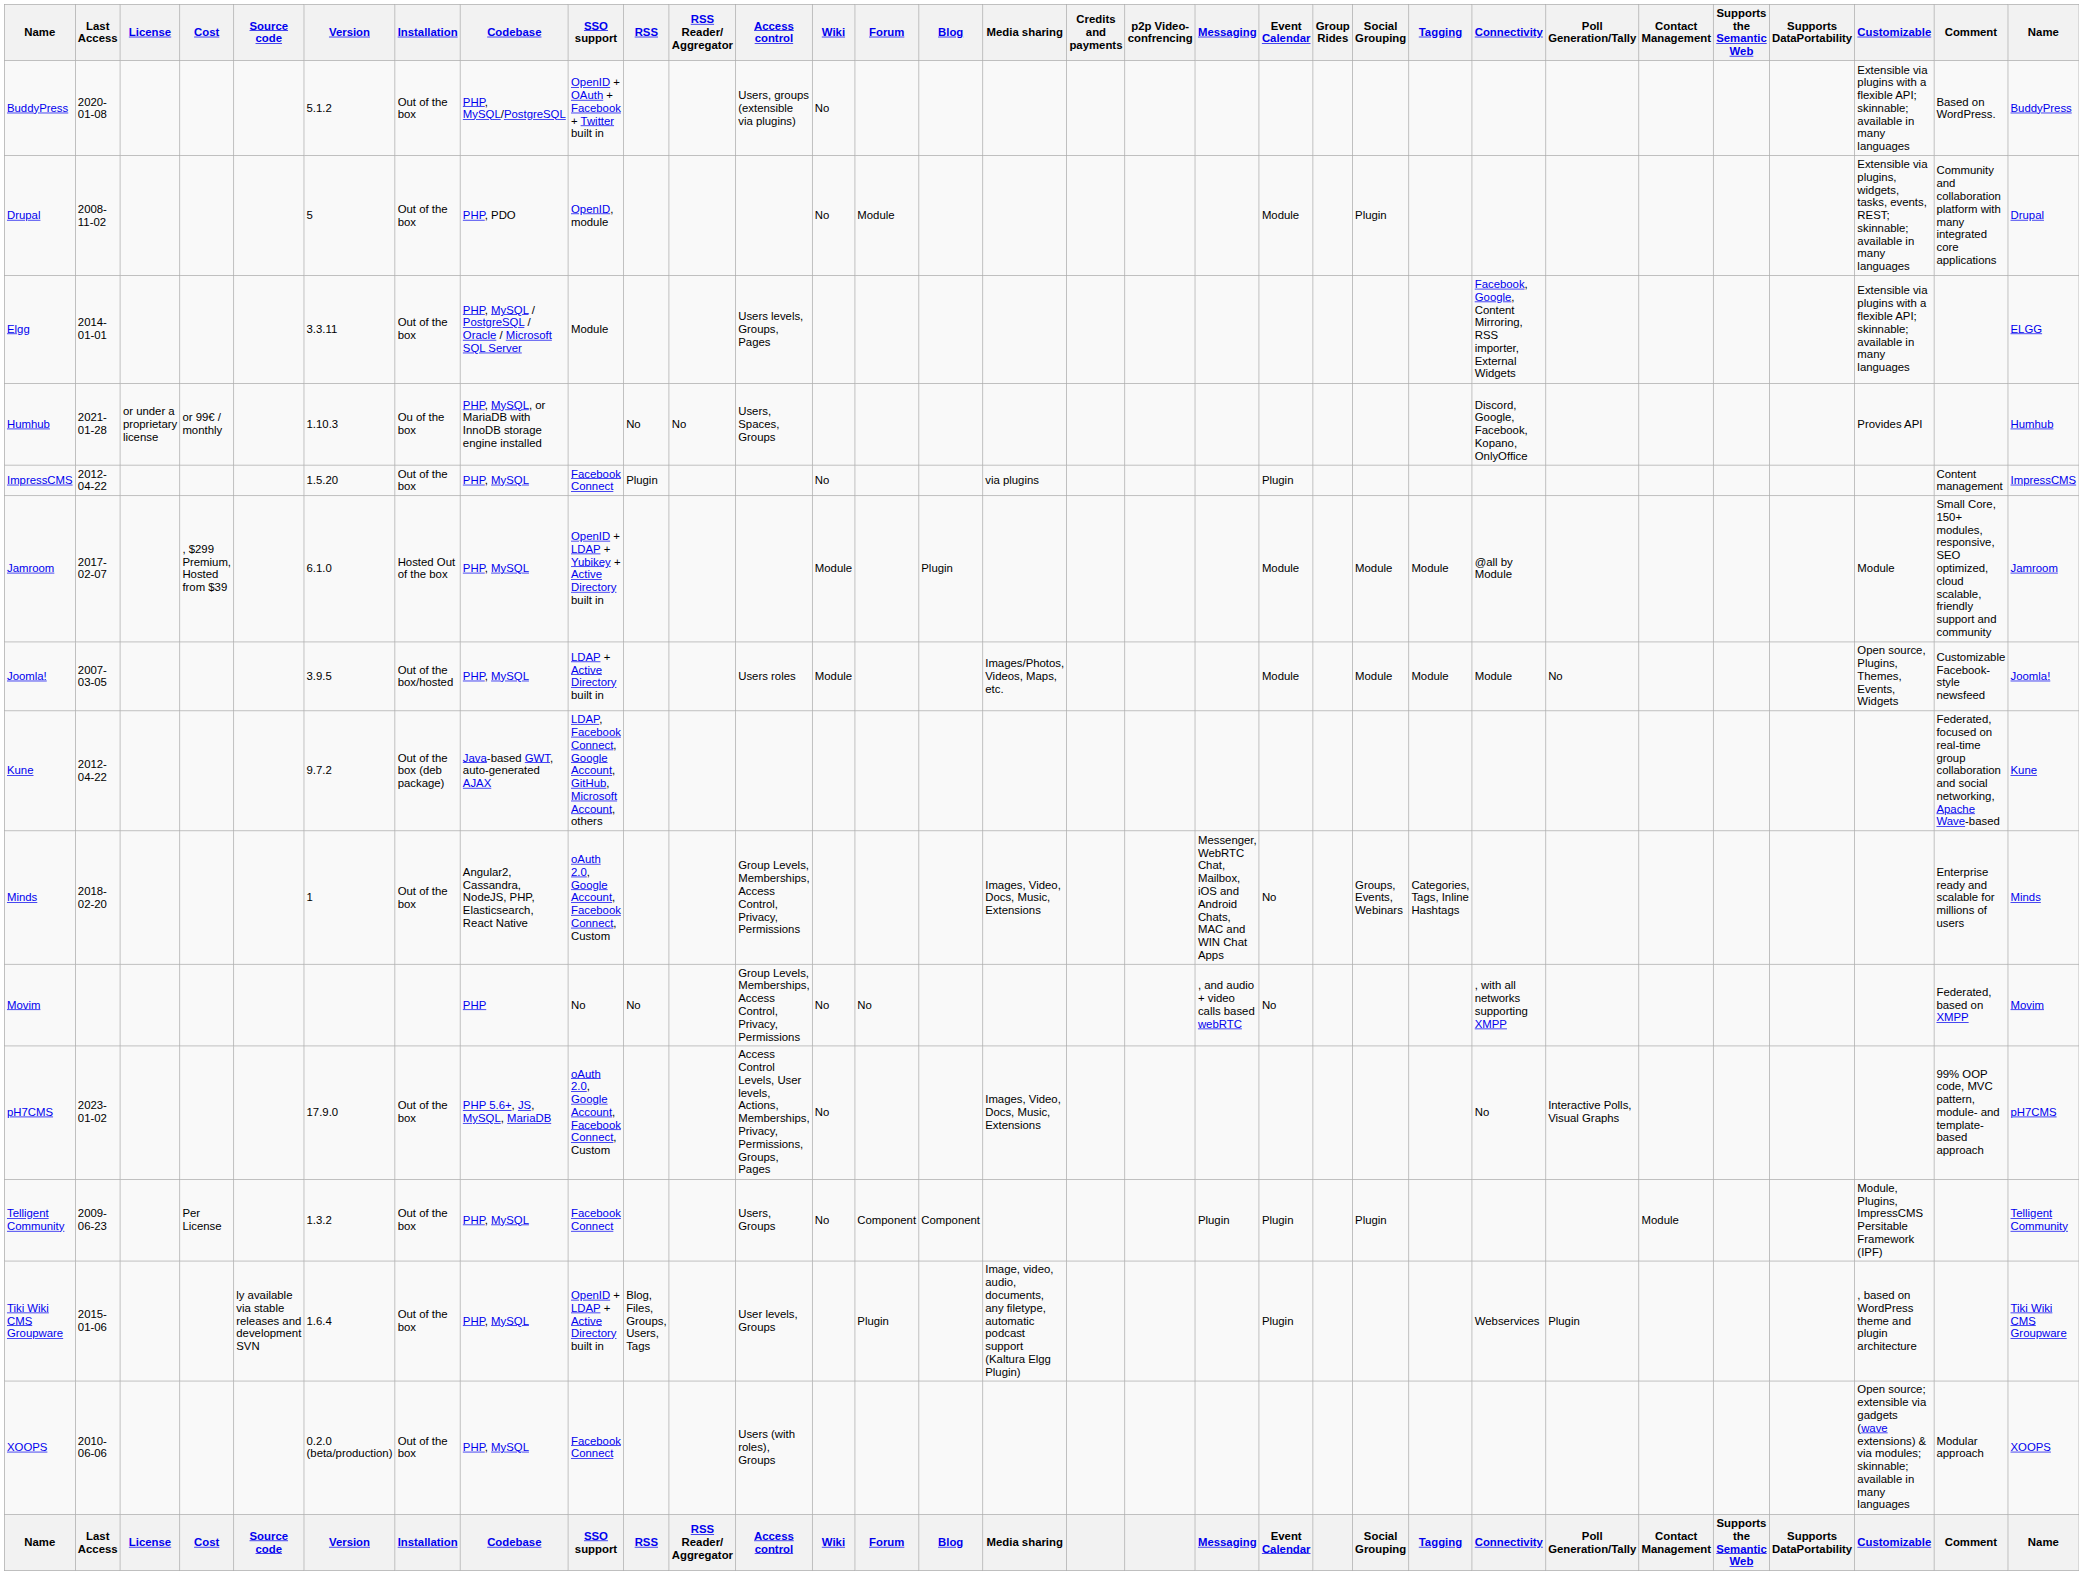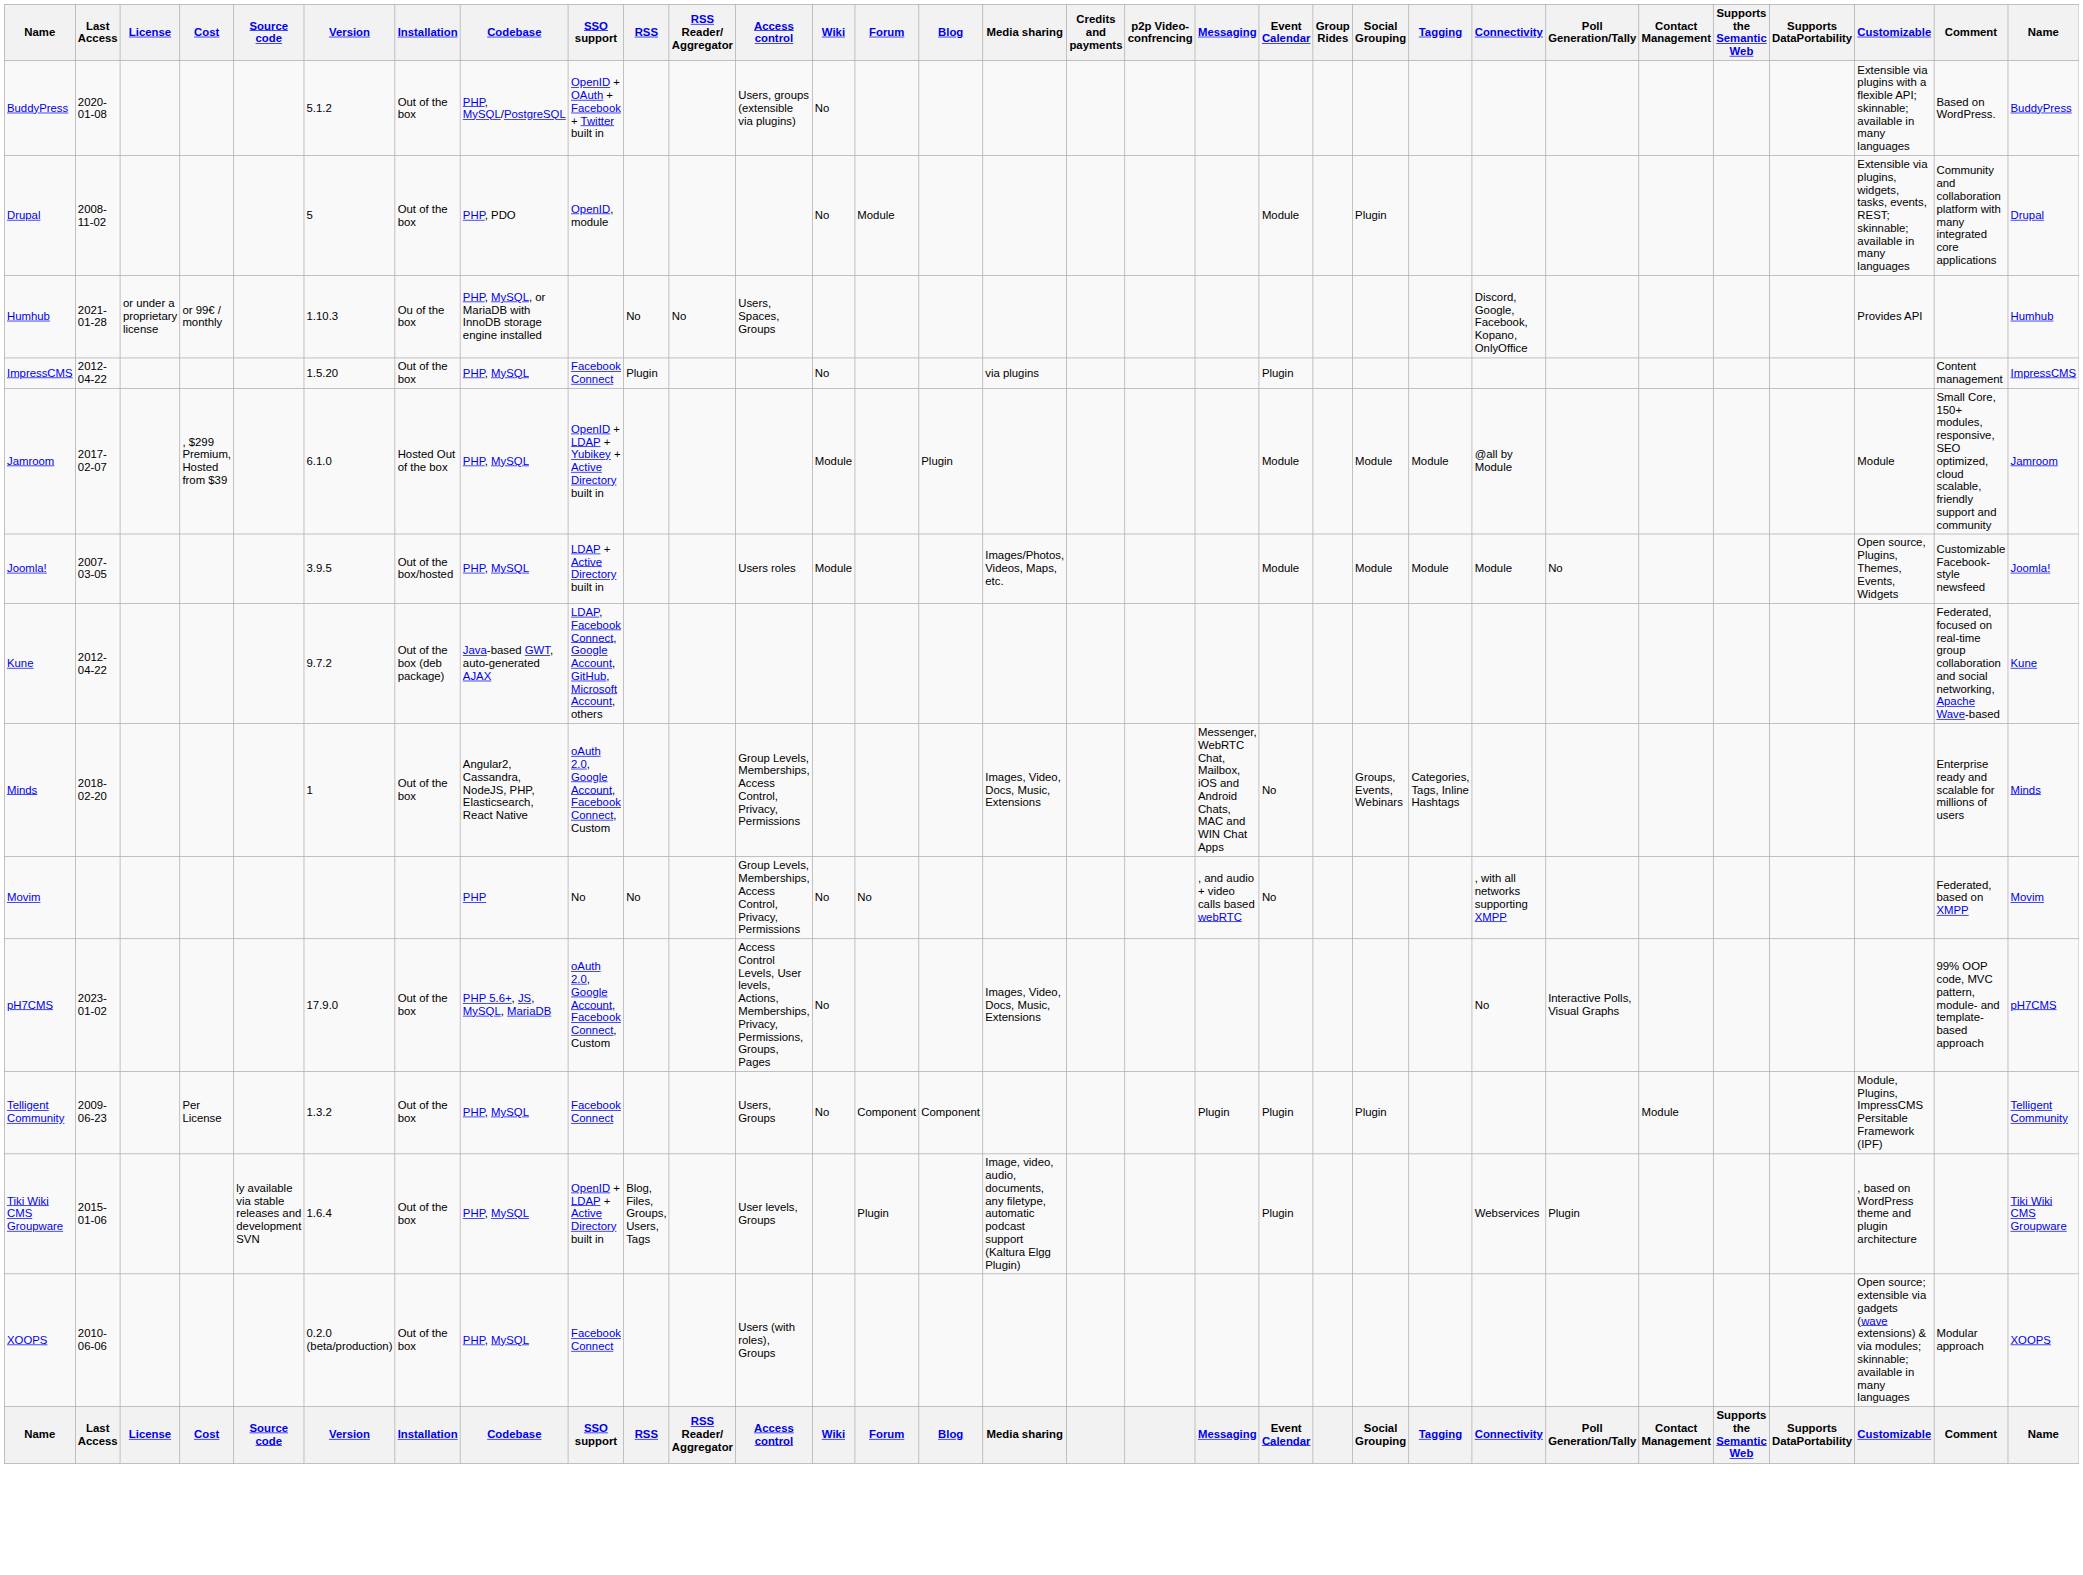- row: (18, 329)
